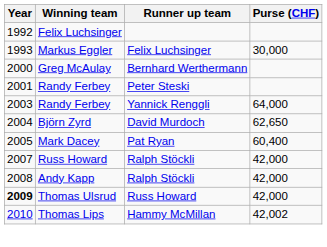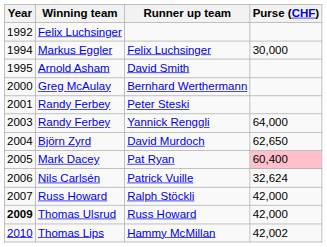(20, 50) 1993 -> (20, 50) 1994
+ row: (74, 68)
(270, 141) no background -> (270, 159) pink background
+ row: (69, 178)
- row: (66, 178)
